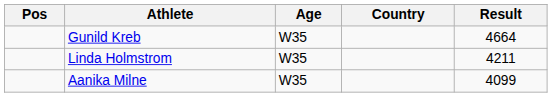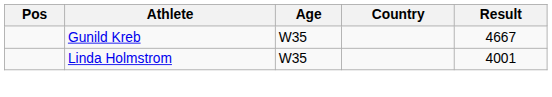(501, 37) 4664 -> (501, 37) 4667
(501, 59) 4211 -> (501, 59) 4001
- row: (107, 80)
